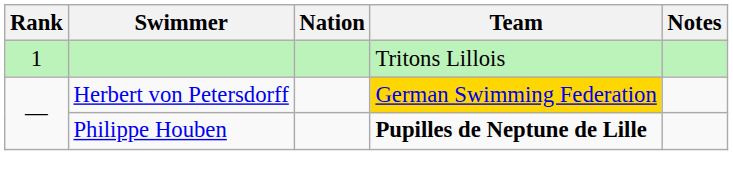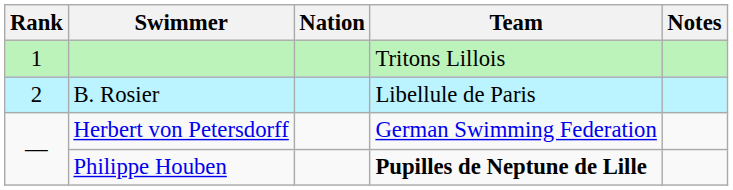+ row: (116, 94)
(516, 94) gold background -> (516, 130) no background
